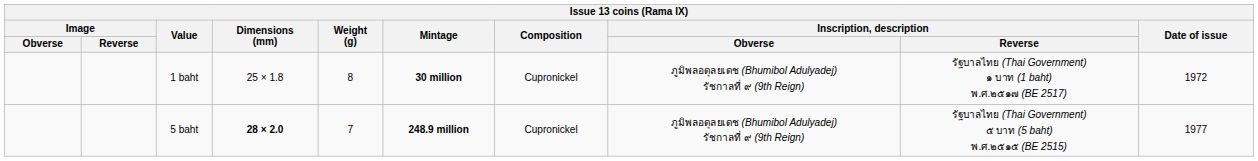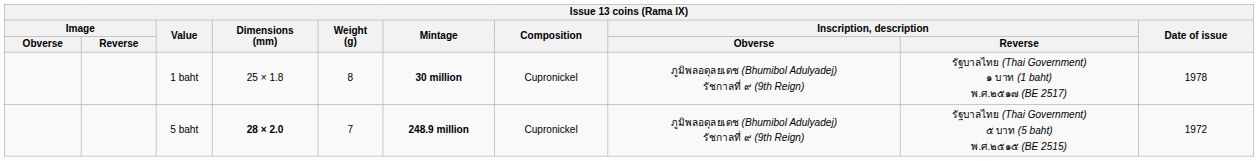(1196, 78) 1972 -> (1196, 78) 1978
(1196, 130) 1977 -> (1196, 130) 1972
